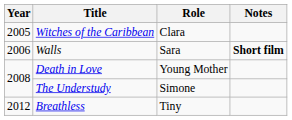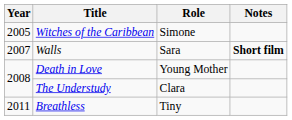(172, 32) Clara -> (177, 32) Simone
(19, 50) 2006 -> (19, 50) 2007
(177, 87) Simone -> (172, 87) Clara
(19, 106) 2012 -> (19, 106) 2011
